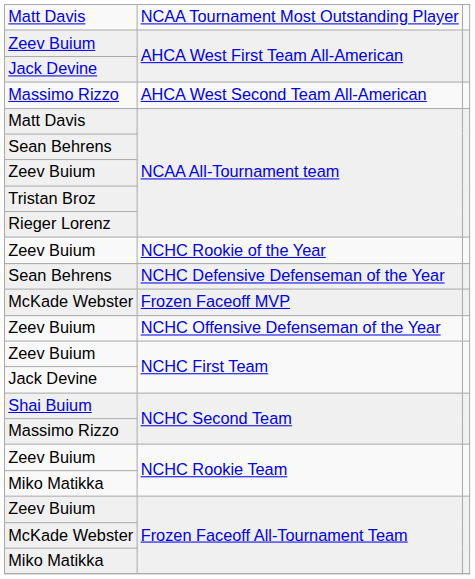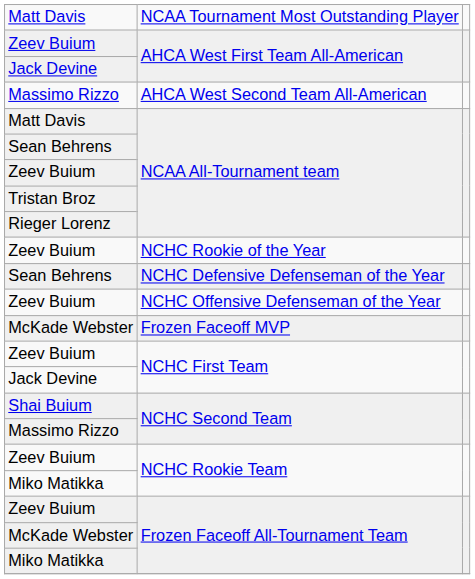rows swapped: (52, 328) <-> (71, 302)
